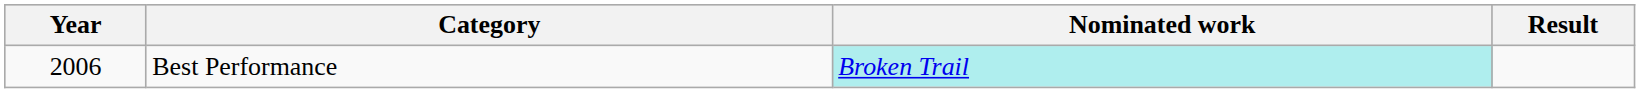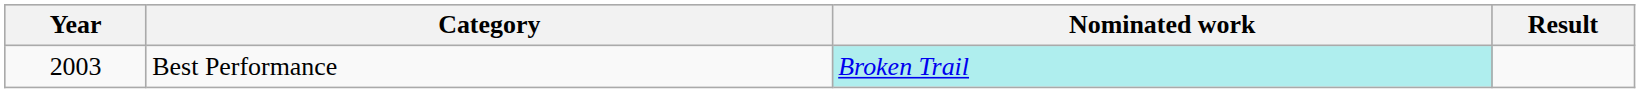(76, 66) 2006 -> (76, 66) 2003
